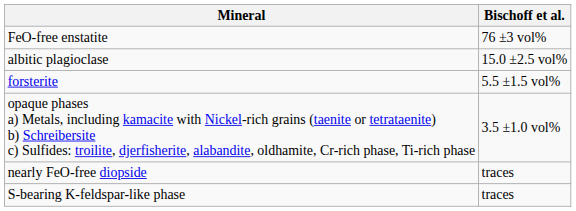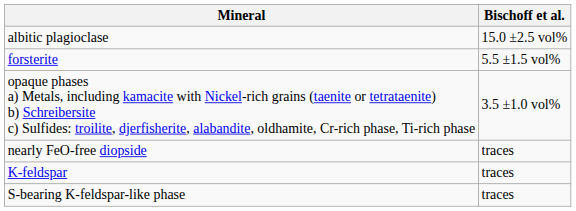- row: (58, 37)
+ row: (37, 172)
